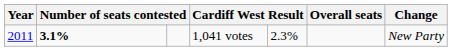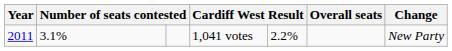(54, 35) bold -> (53, 35) normal
(284, 35) 2.3% -> (284, 35) 2.2%
